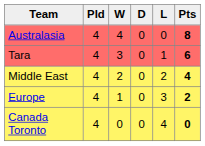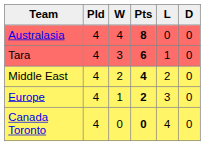columns swapped: (142, 14) <-> (187, 14)
